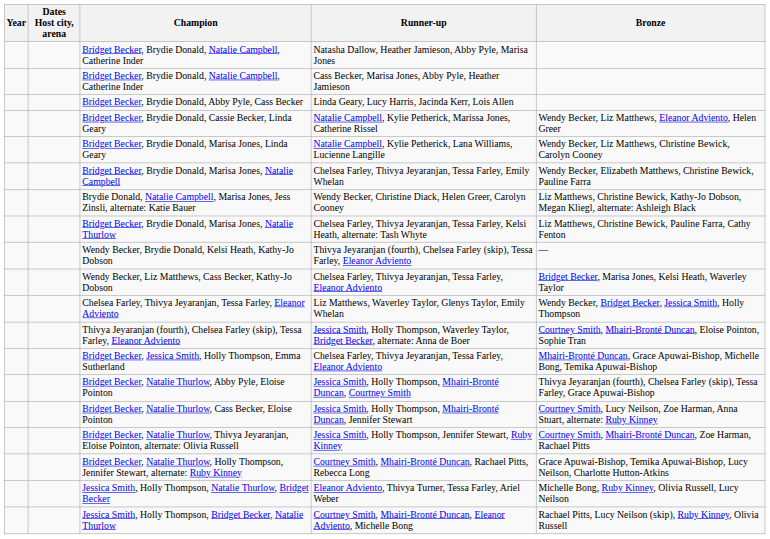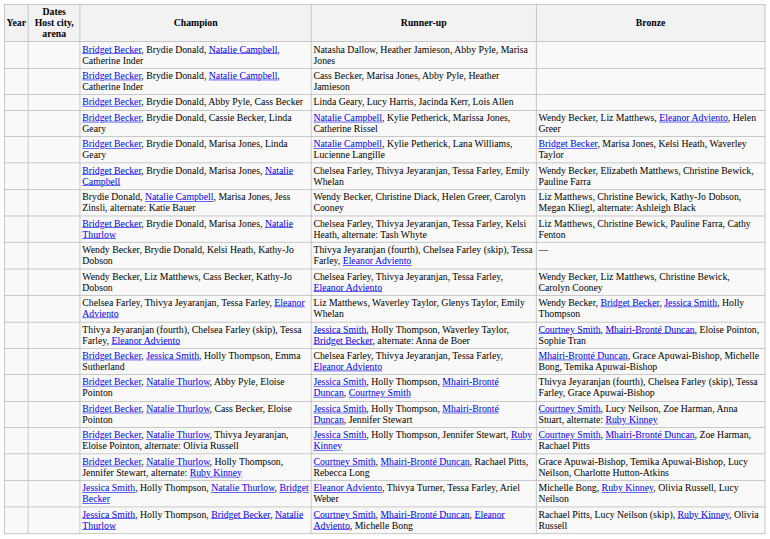(634, 150) Wendy Becker, Liz Matthews, Christine Bewick, Carolyn Cooney -> (643, 150) Bridget Becker, Marisa Jones, Kelsi Heath, Waverley Taylor
(643, 282) Bridget Becker, Marisa Jones, Kelsi Heath, Waverley Taylor -> (634, 282) Wendy Becker, Liz Matthews, Christine Bewick, Carolyn Cooney
